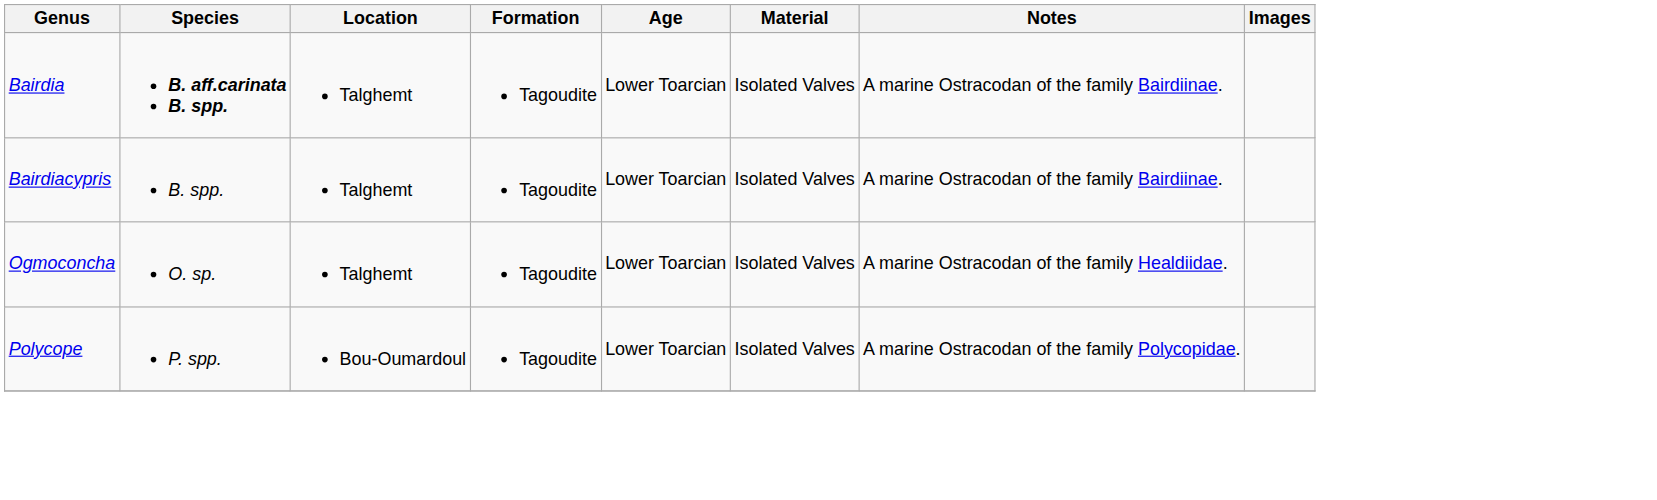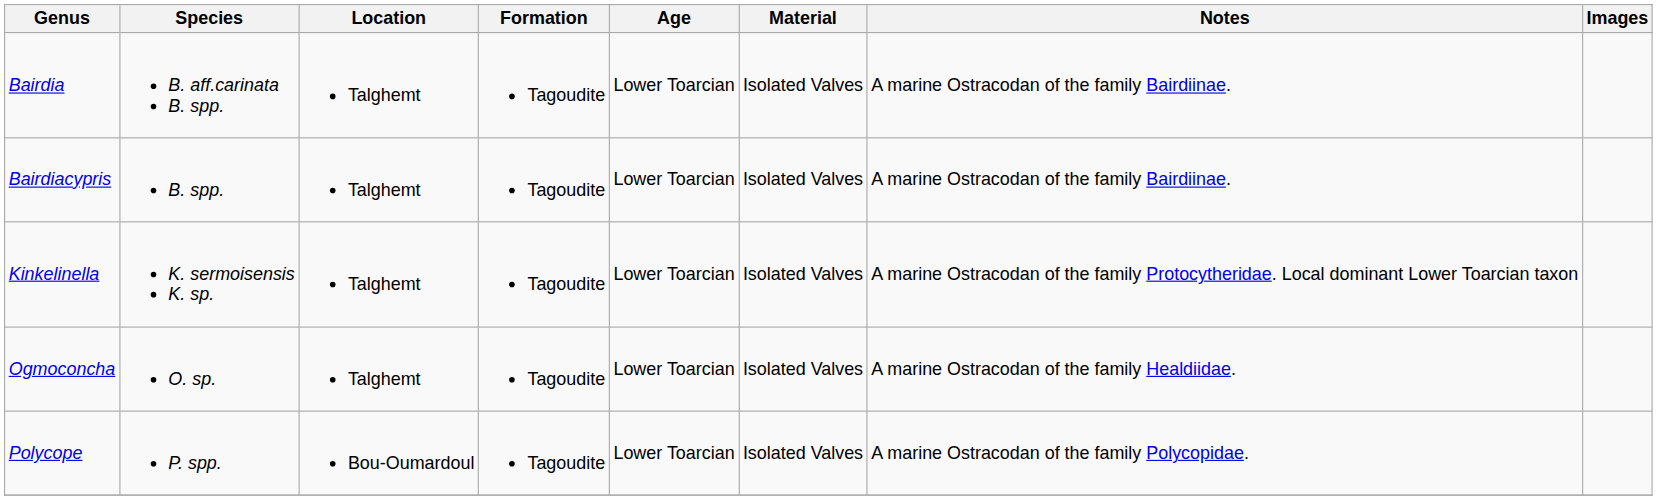(205, 95) bold -> (209, 95) normal
+ row: (54, 274)
